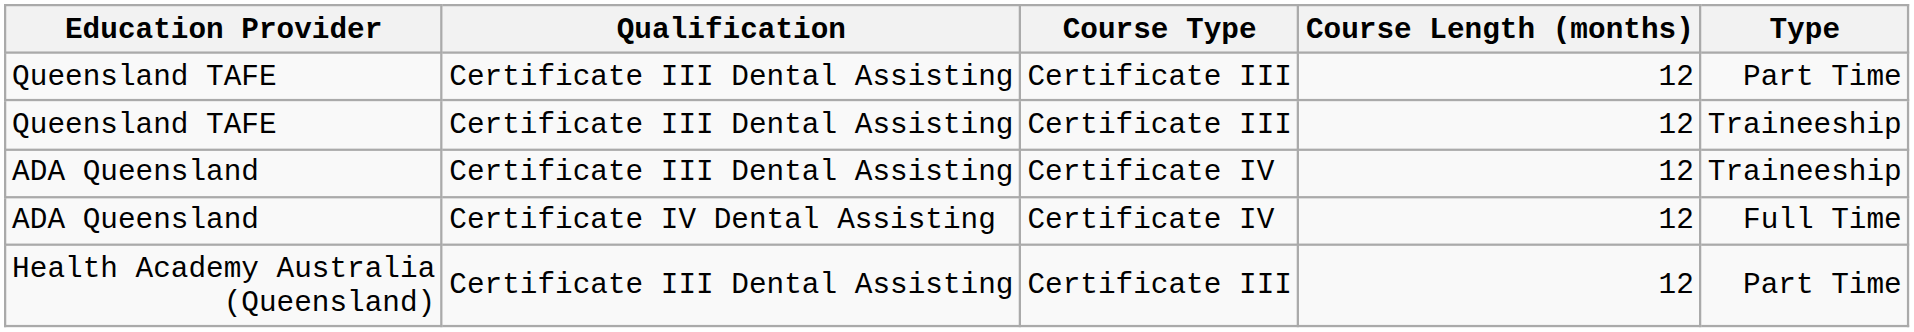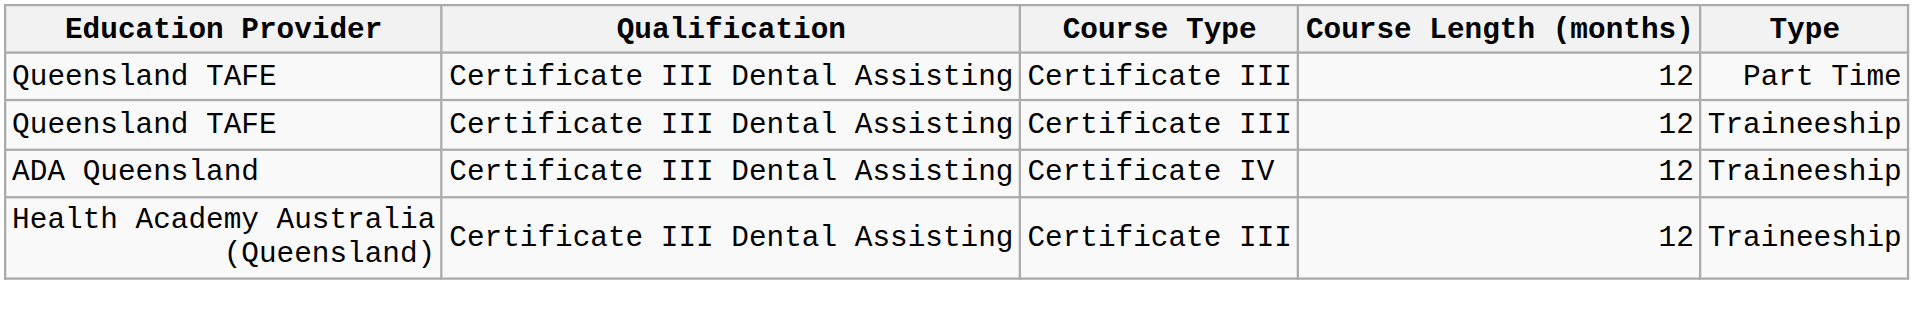- row: (136, 221)
(1822, 285) Part Time -> (1805, 238) Traineeship
